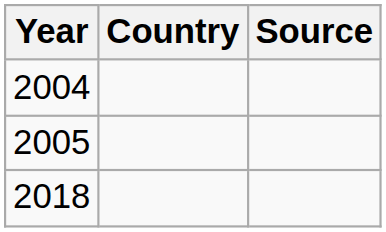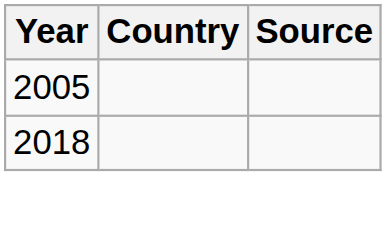- row: (52, 87)
